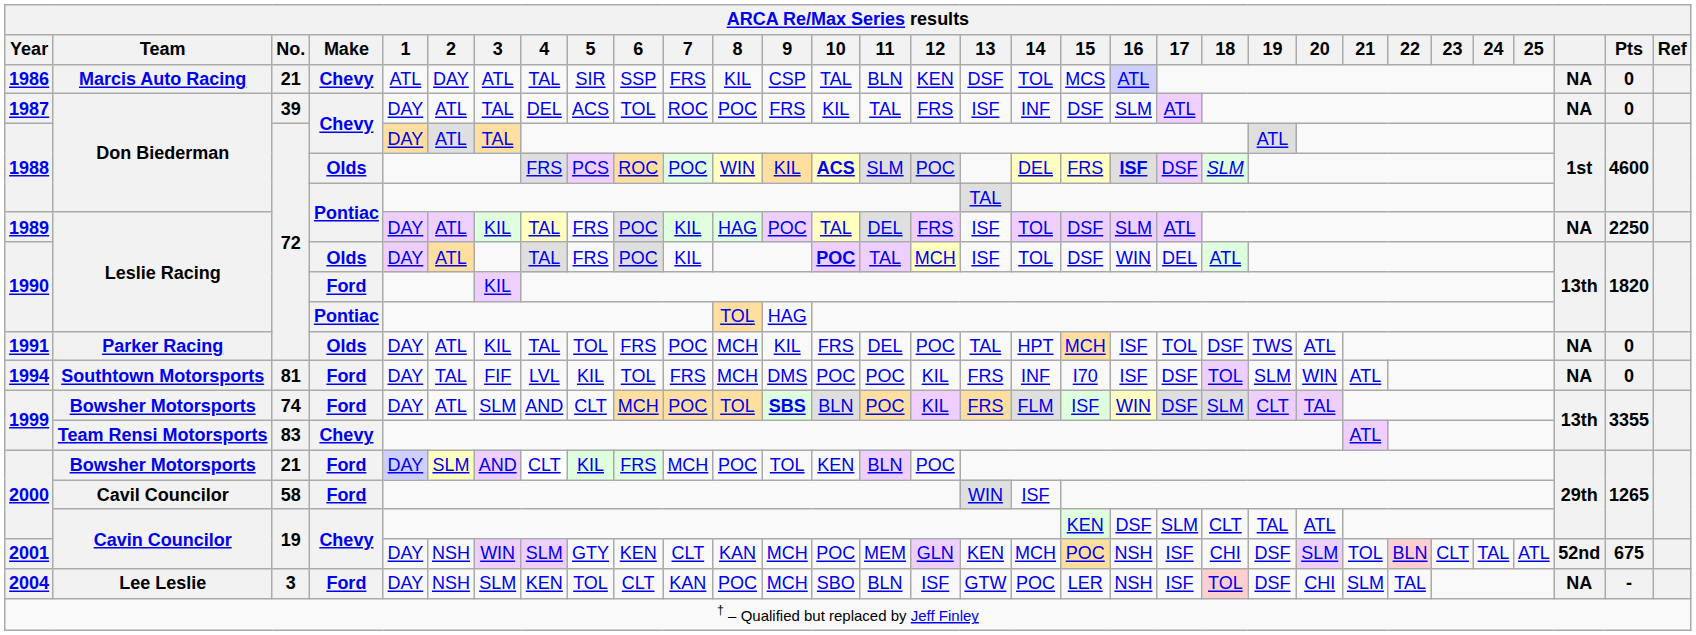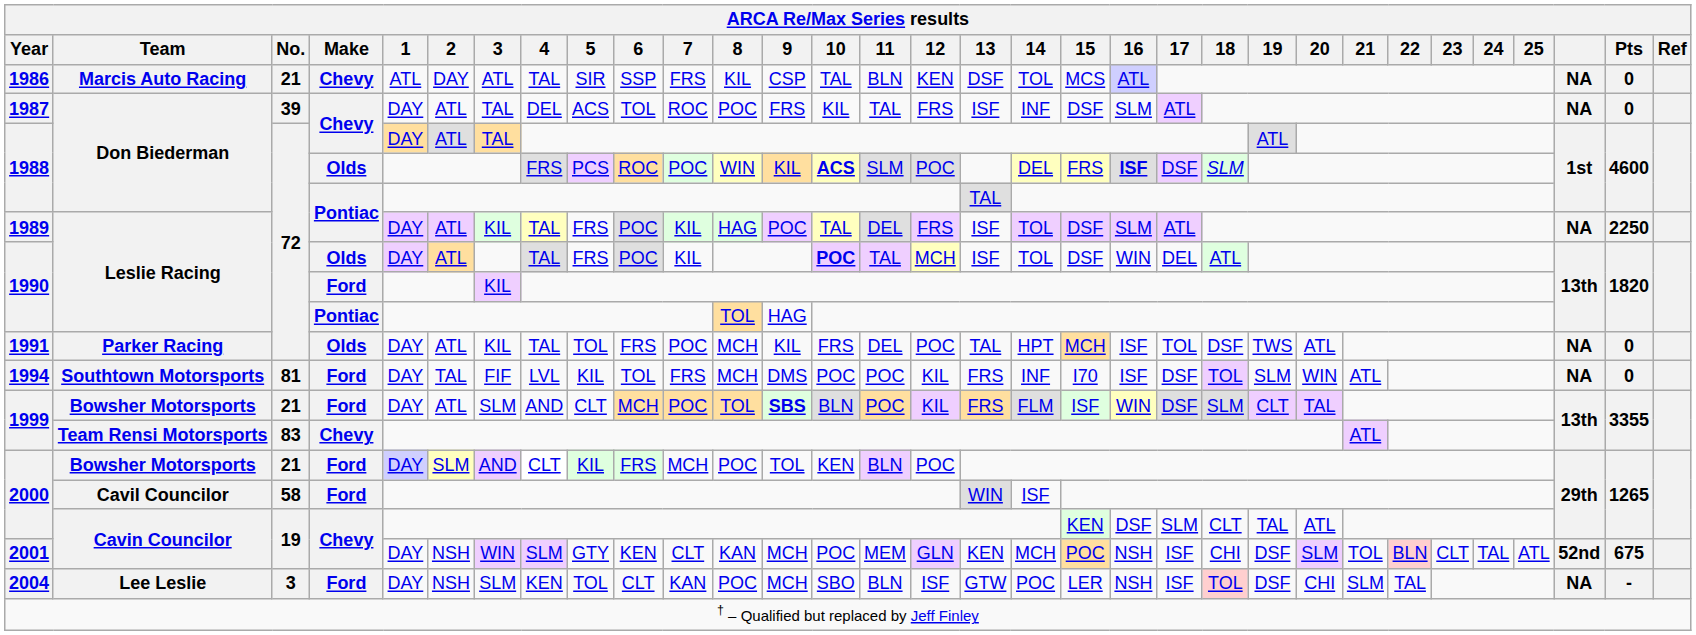(291, 405) 74 -> (291, 405) 21
